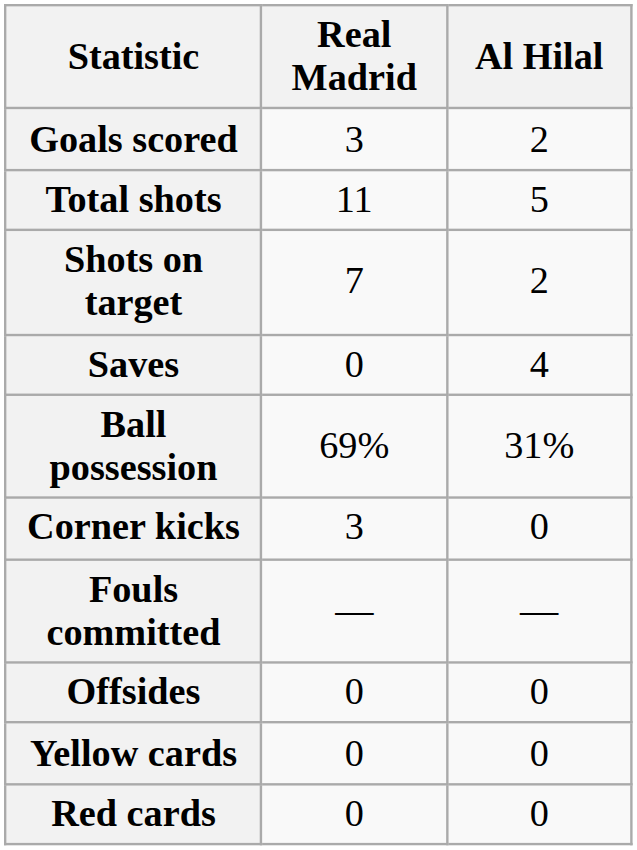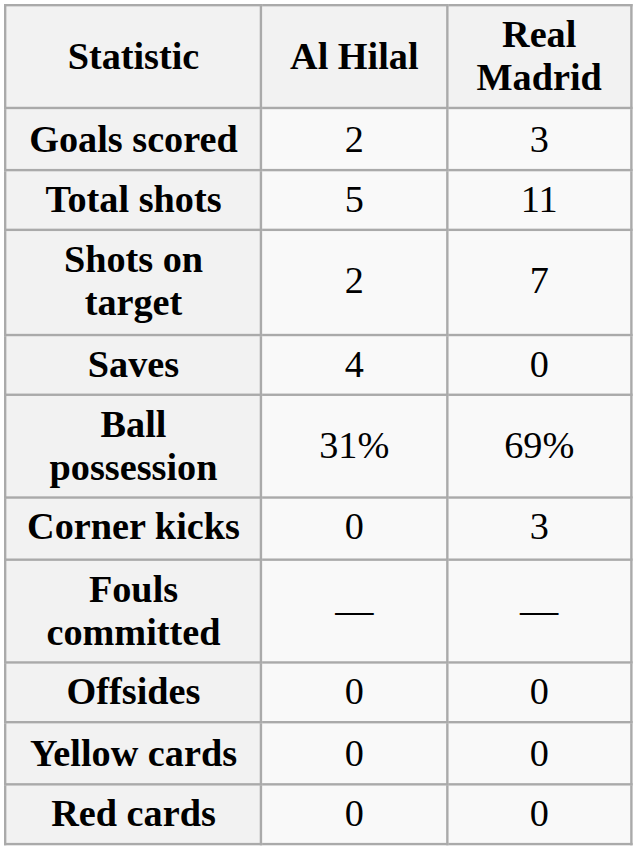columns swapped: (354, 56) <-> (539, 56)
